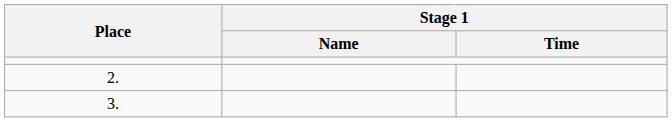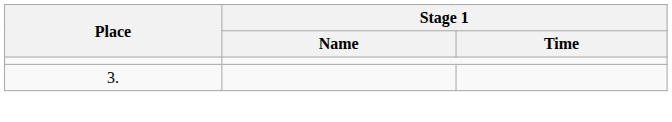- row: (113, 77)
